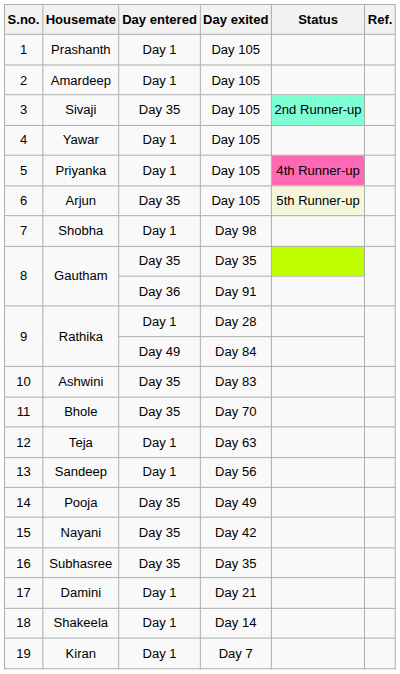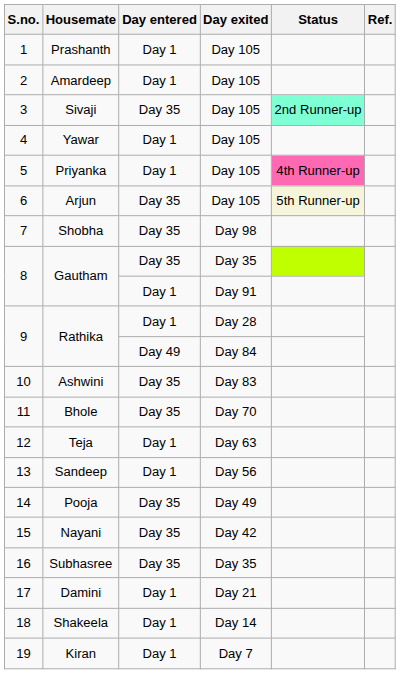(160, 230) Day 1 -> (160, 230) Day 35
(160, 291) Day 36 -> (160, 291) Day 1
